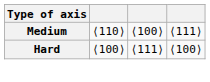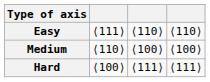+ row: (47, 31)
(186, 31) ⟨111⟩ -> (186, 49) ⟨100⟩
(186, 49) ⟨100⟩ -> (186, 67) ⟨111⟩
